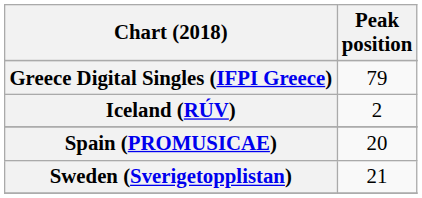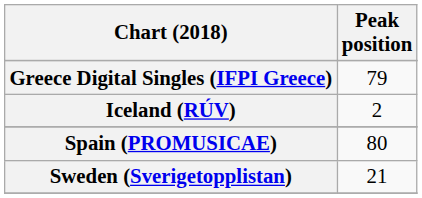(377, 143) 20 -> (377, 143) 80
